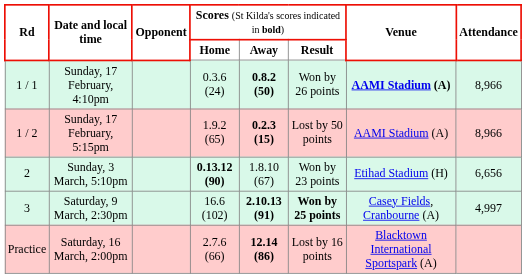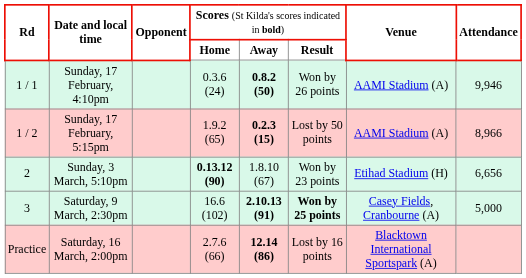(401, 84) bold -> (401, 84) normal
(489, 84) 8,966 -> (489, 84) 9,946
(489, 207) 4,997 -> (489, 207) 5,000
